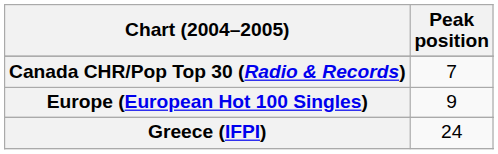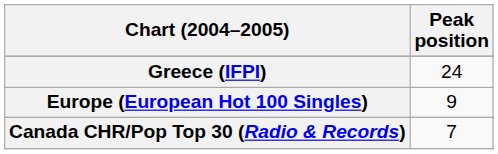rows swapped: (207, 71) <-> (207, 132)
